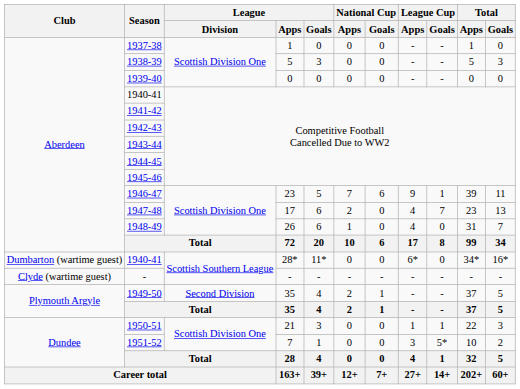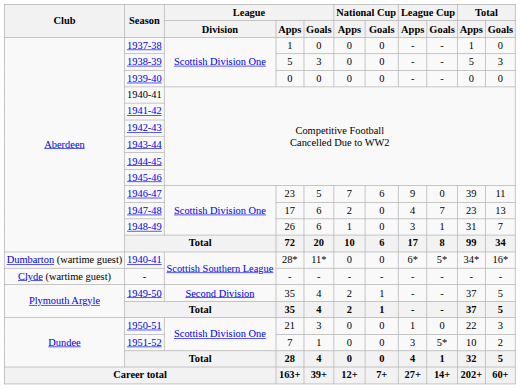(442, 194) 1 -> (442, 194) 0
(413, 227) 4 -> (413, 227) 3
(442, 227) 0 -> (442, 227) 1
(442, 260) 0 -> (442, 260) 5*
(442, 326) 1 -> (442, 326) 0
